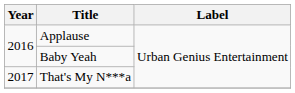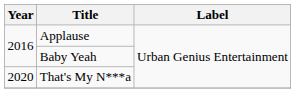(21, 77) 2017 -> (21, 77) 2020
